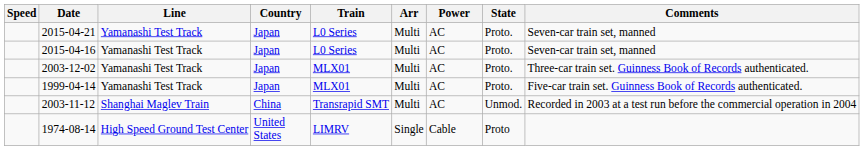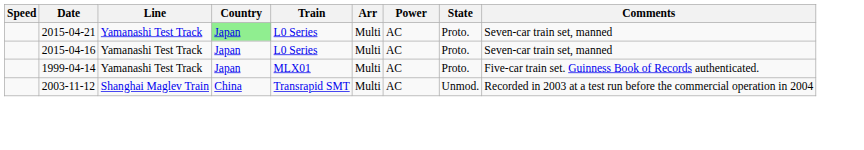(267, 31) no background -> (227, 31) lightgreen background
- row: (69, 68)
- row: (69, 129)
